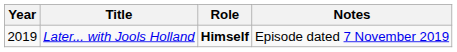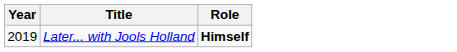- column: (352, 15)
